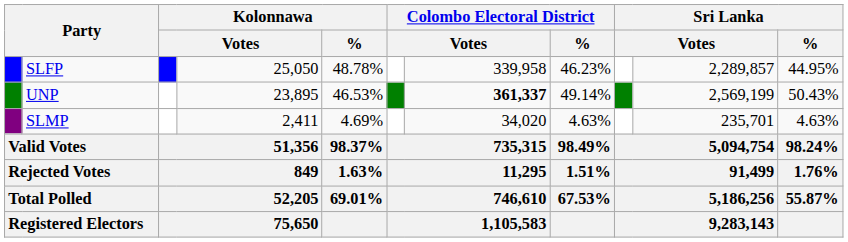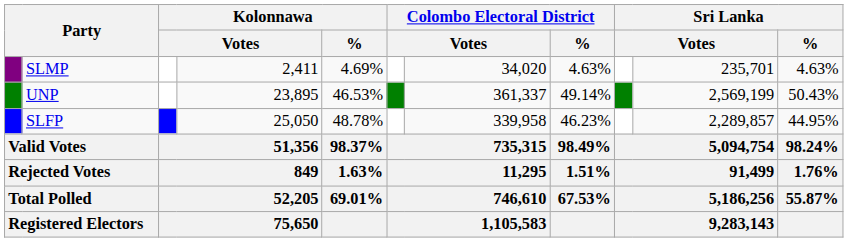rows swapped: (45, 69) <-> (47, 120)
(520, 95) bold -> (520, 95) normal
